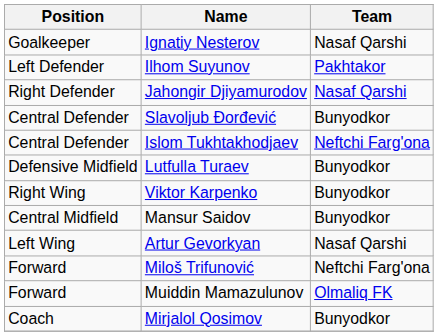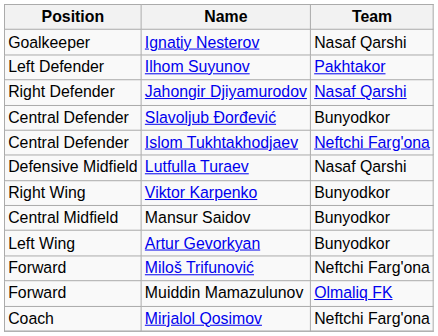(352, 167) Bunyodkor -> (360, 167) Nasaf Qarshi
(360, 243) Nasaf Qarshi -> (352, 243) Bunyodkor
(352, 318) Bunyodkor -> (372, 318) Neftchi Farg'ona
